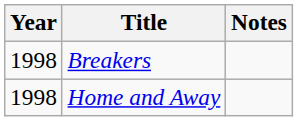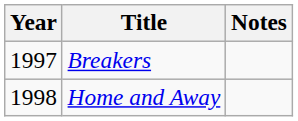(33, 60) 1998 -> (33, 60) 1997
